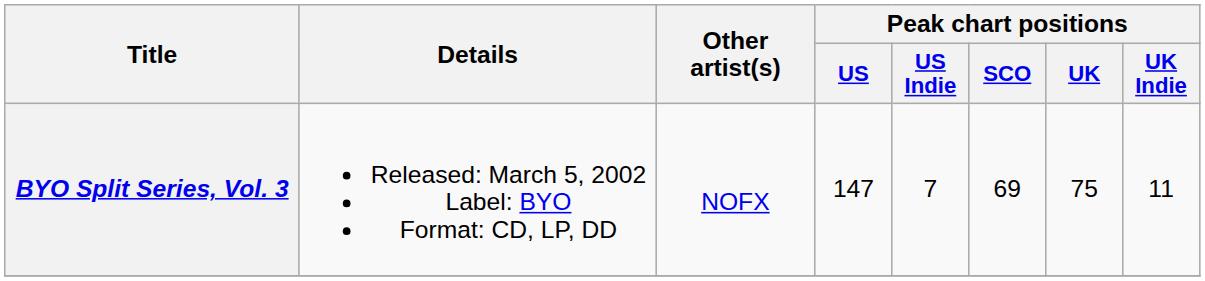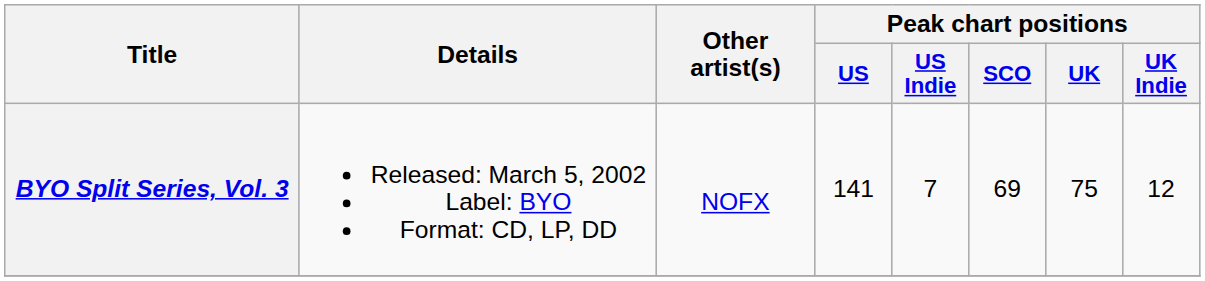(853, 189) 147 -> (853, 189) 141
(1161, 189) 11 -> (1161, 189) 12
